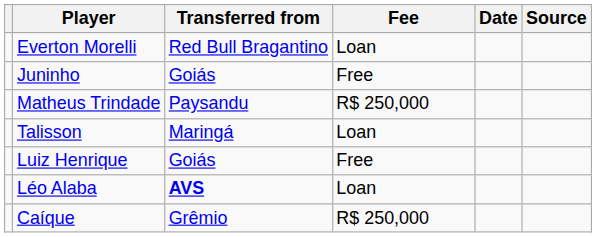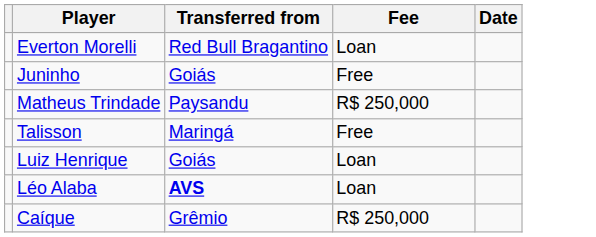- column: (556, 18)
(356, 132) Loan -> (355, 132) Free
(355, 160) Free -> (356, 160) Loan
